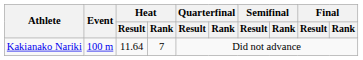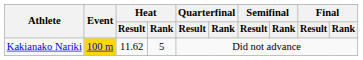(100, 47) no background -> (100, 47) gold background
(132, 47) 11.64 -> (132, 47) 11.62
(162, 47) 7 -> (162, 47) 5
